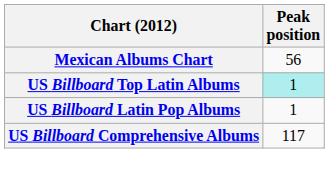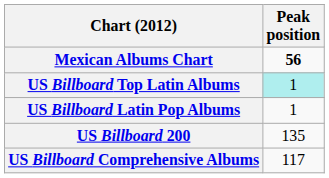(293, 60) normal -> (293, 60) bold
+ row: (134, 135)
